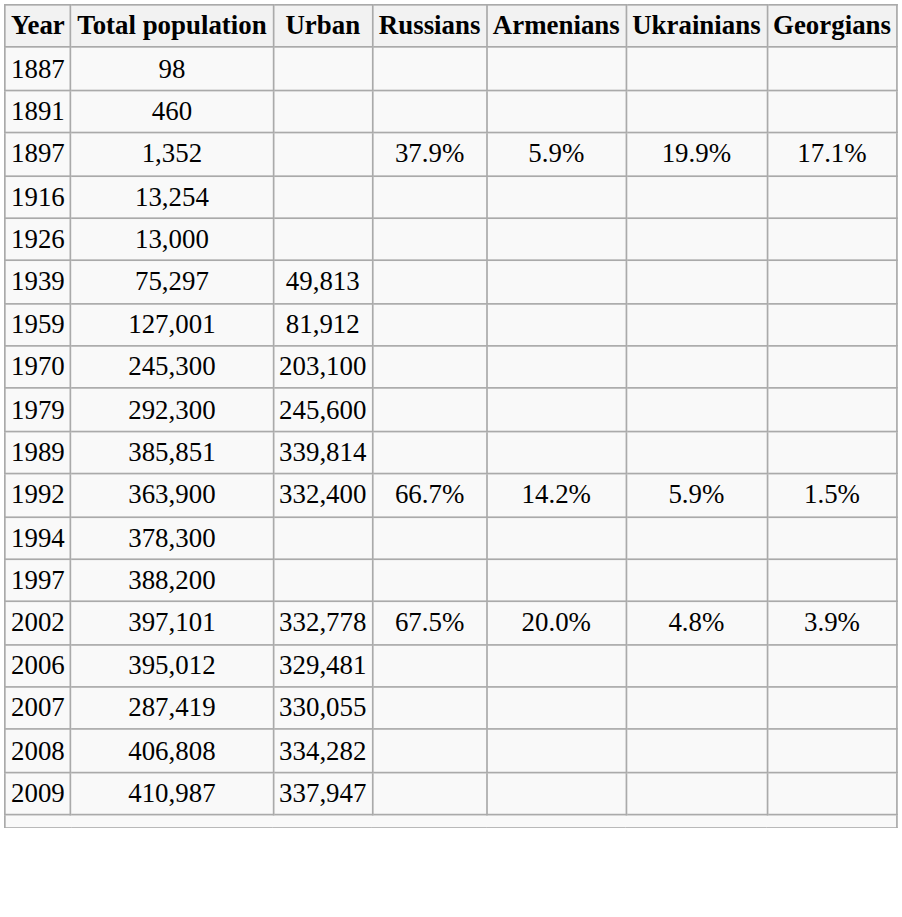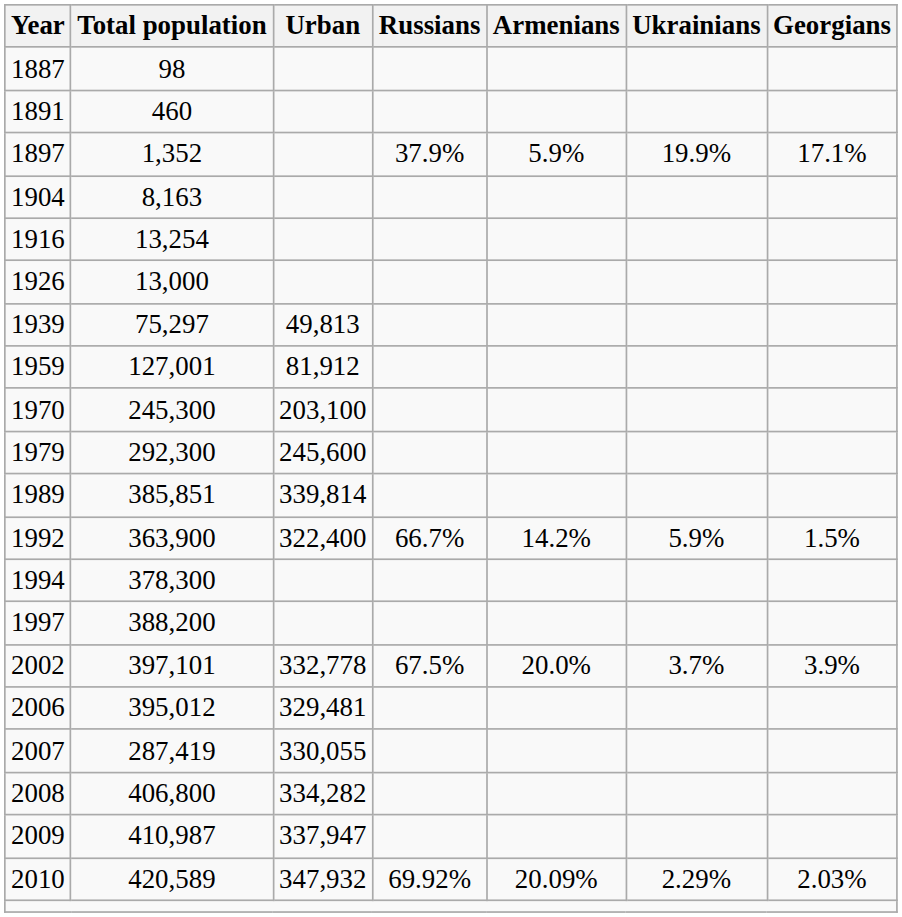+ row: (38, 196)
(323, 494) 332,400 -> (323, 537) 322,400
(696, 622) 4.8% -> (696, 665) 3.7%
(172, 750) 406,808 -> (172, 793) 406,800
+ row: (38, 878)
